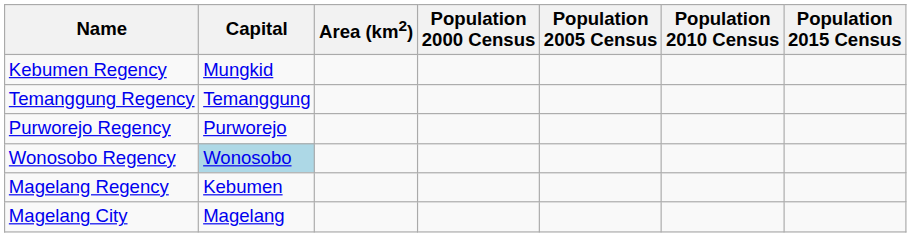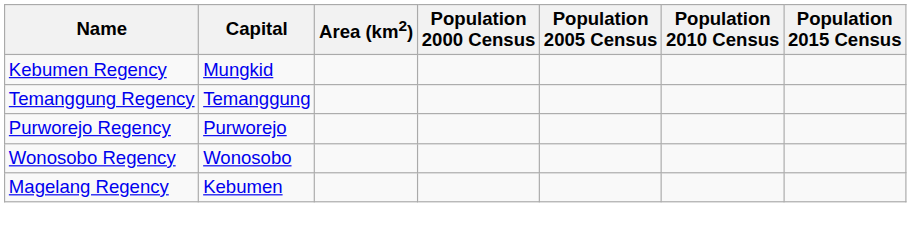(247, 157) lightblue background -> (247, 157) no background
- row: (68, 216)
